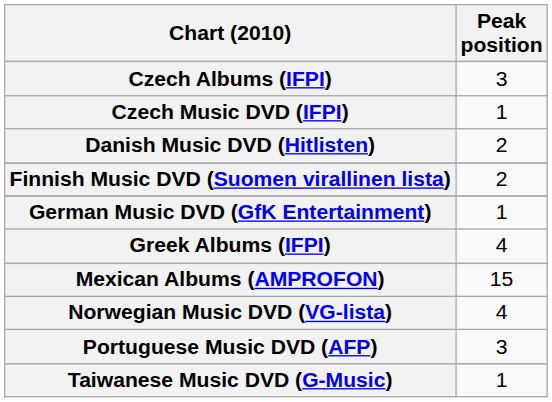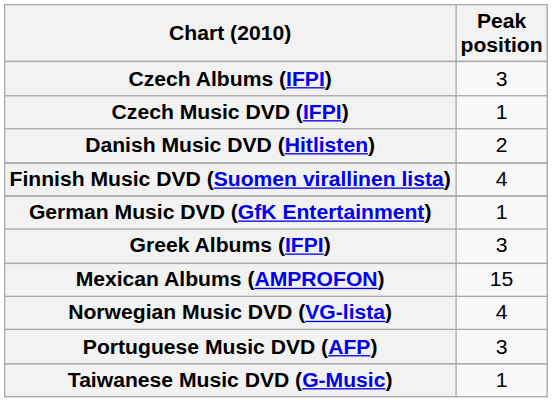(502, 178) 2 -> (502, 178) 4
(502, 245) 4 -> (502, 245) 3
